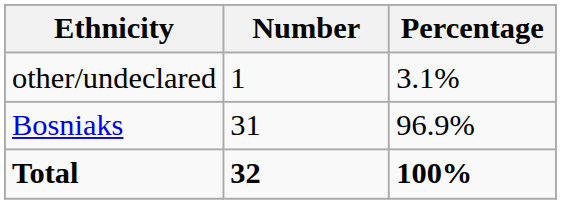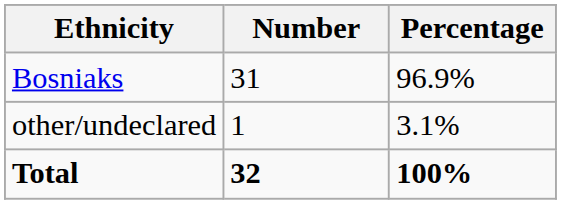rows swapped: (68, 125) <-> (114, 76)
